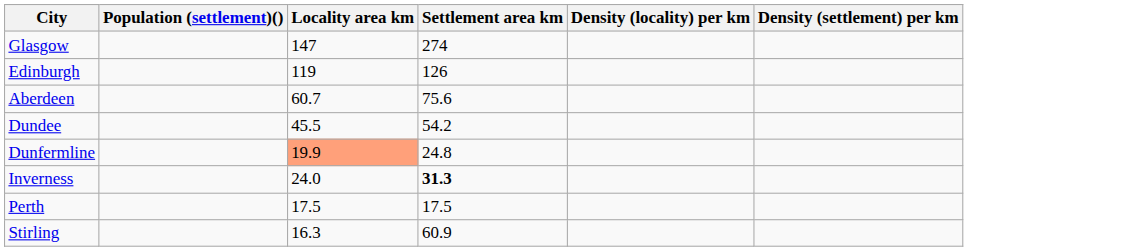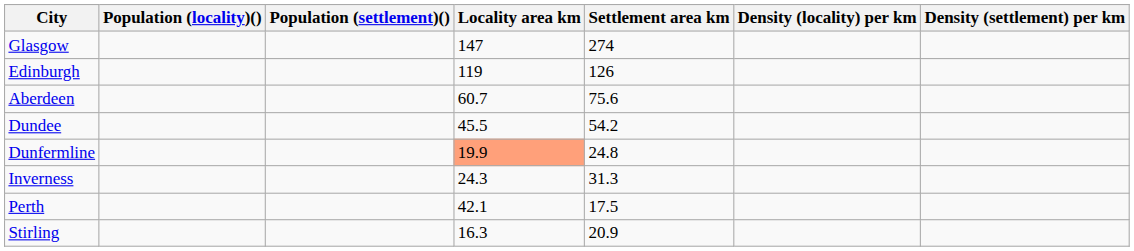+ column: (182, 17)
(306, 179) 24.0 -> (473, 179) 24.3
(437, 179) bold -> (603, 179) normal
(306, 206) 17.5 -> (473, 206) 42.1
(437, 233) 60.9 -> (603, 233) 20.9
